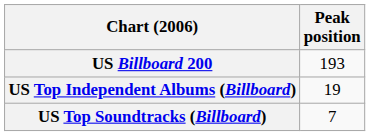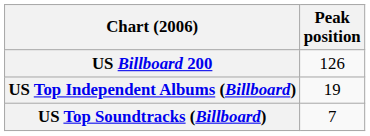(332, 63) 193 -> (332, 63) 126
